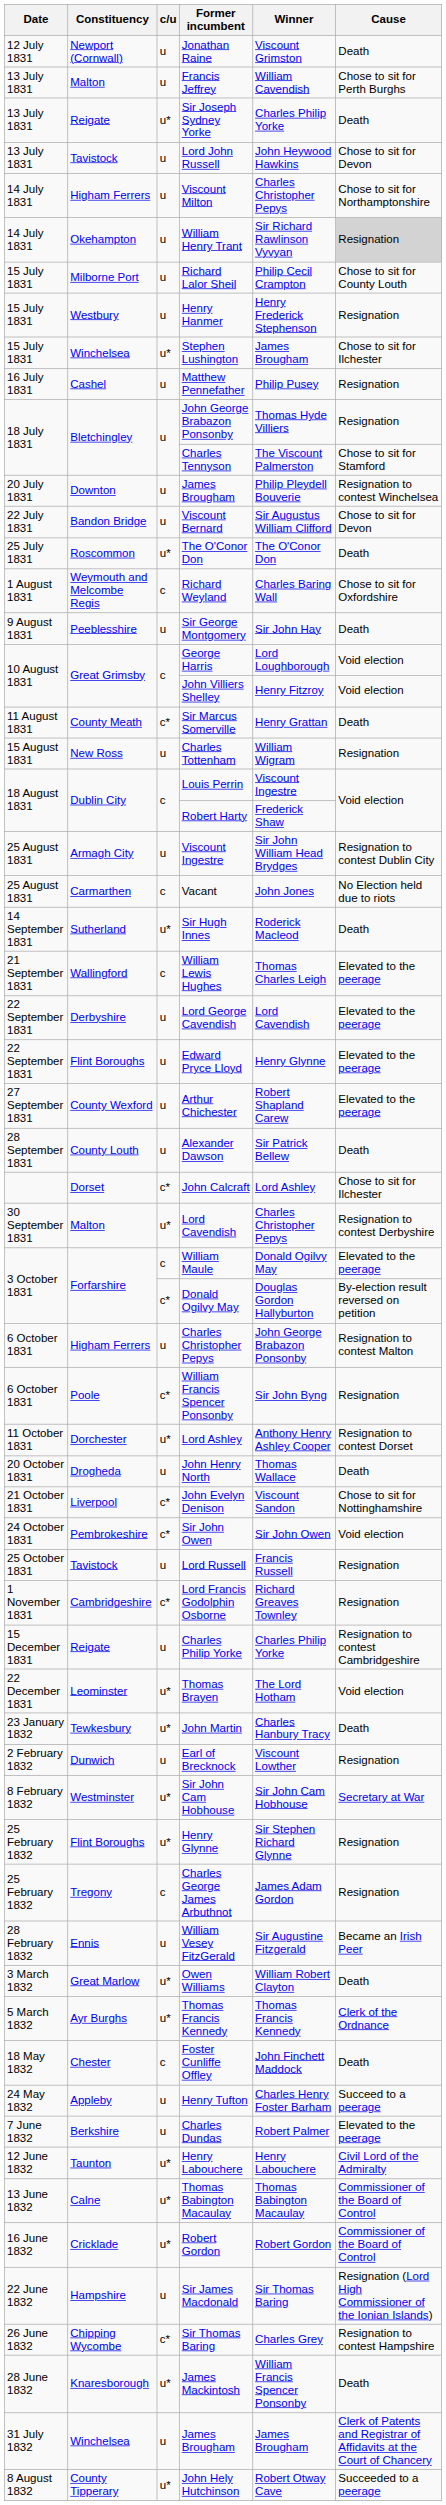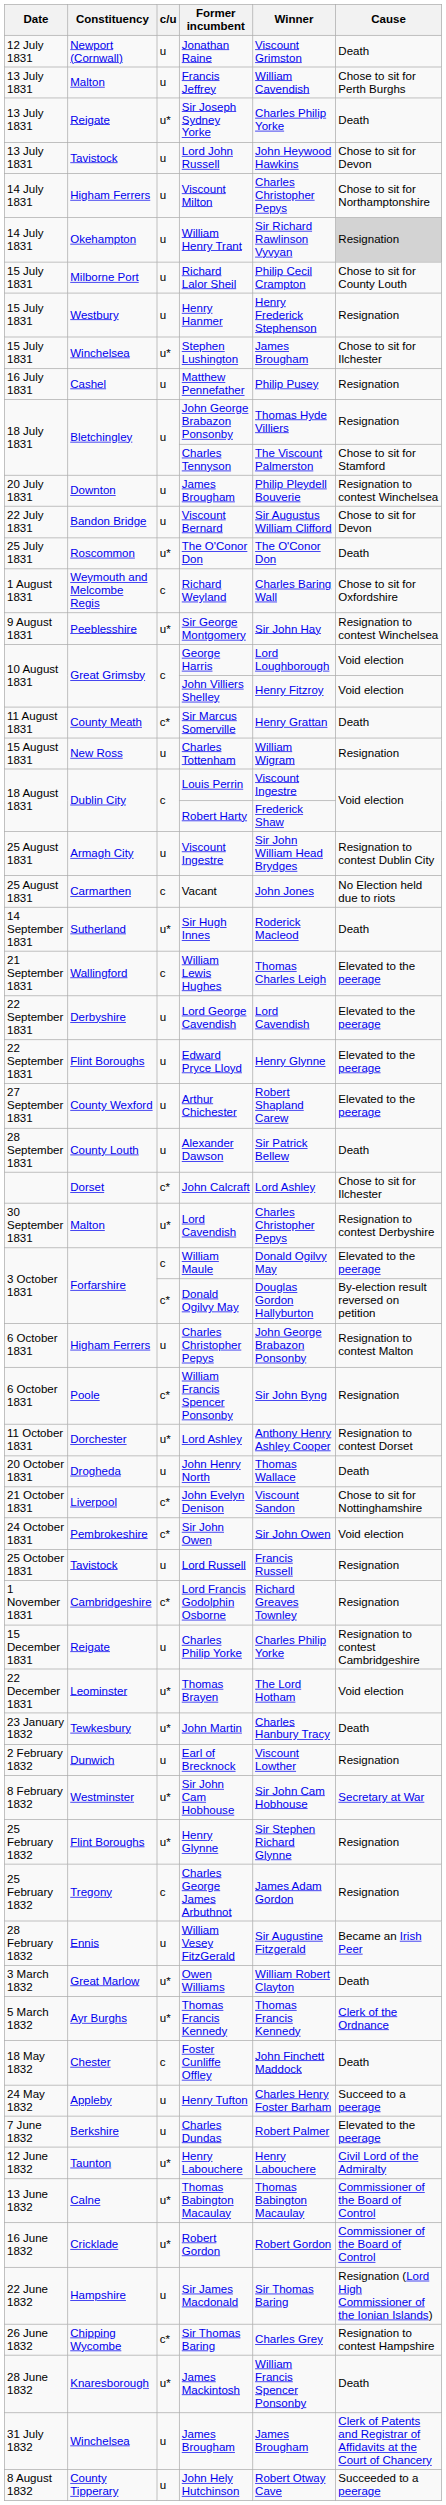(163, 628) u -> (165, 628) u*
(354, 628) Death -> (388, 628) Resignation to contest Winchelsea
(165, 2485) u* -> (163, 2485) u
